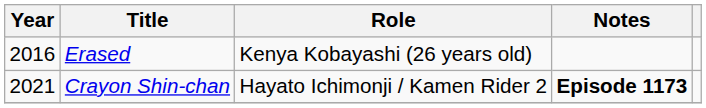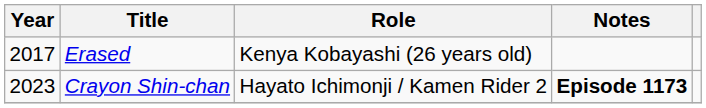(32, 53) 2016 -> (32, 53) 2017
(32, 86) 2021 -> (32, 86) 2023
